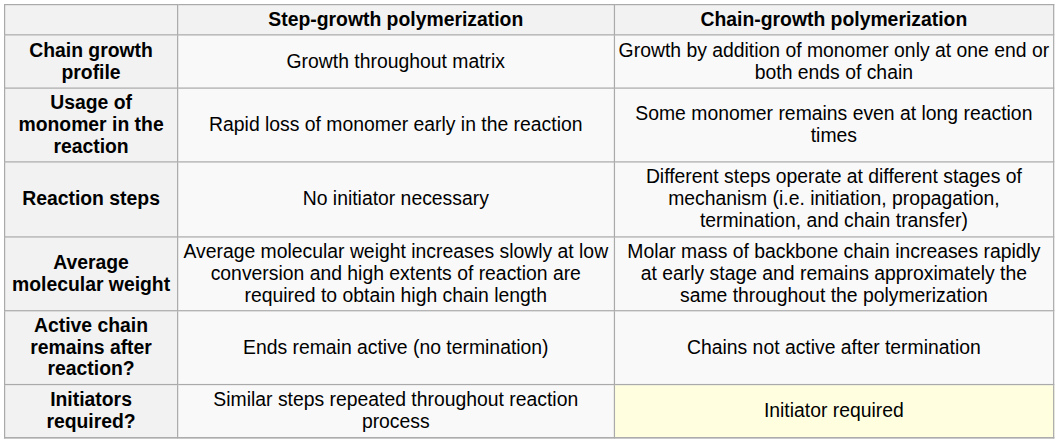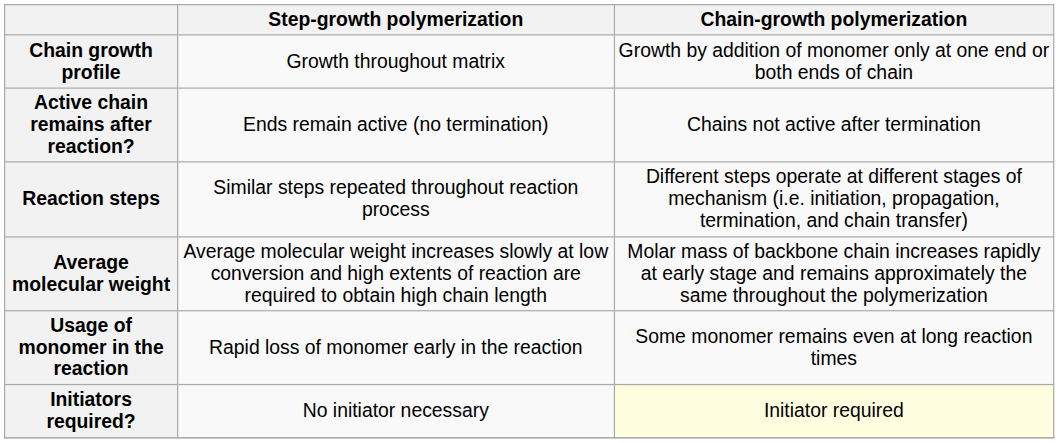rows swapped: (91, 124) <-> (91, 347)
(396, 199) No initiator necessary -> (396, 199) Similar steps repeated throughout reaction process
(396, 410) Similar steps repeated throughout reaction process -> (396, 410) No initiator necessary
